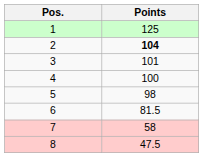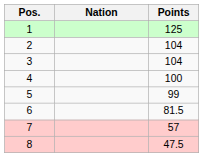+ column: (101, 12)
(150, 45) bold -> (174, 45) normal
(150, 62) 101 -> (174, 62) 104
(150, 95) 98 -> (174, 95) 99
(150, 128) 58 -> (174, 128) 57
